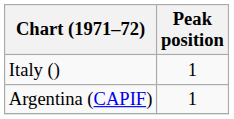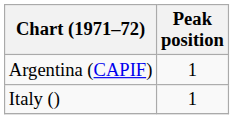rows swapped: (81, 98) <-> (34, 69)
